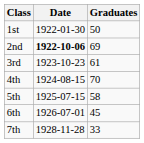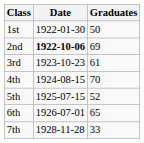(95, 96) 58 -> (95, 96) 52
(95, 113) 45 -> (95, 113) 65
